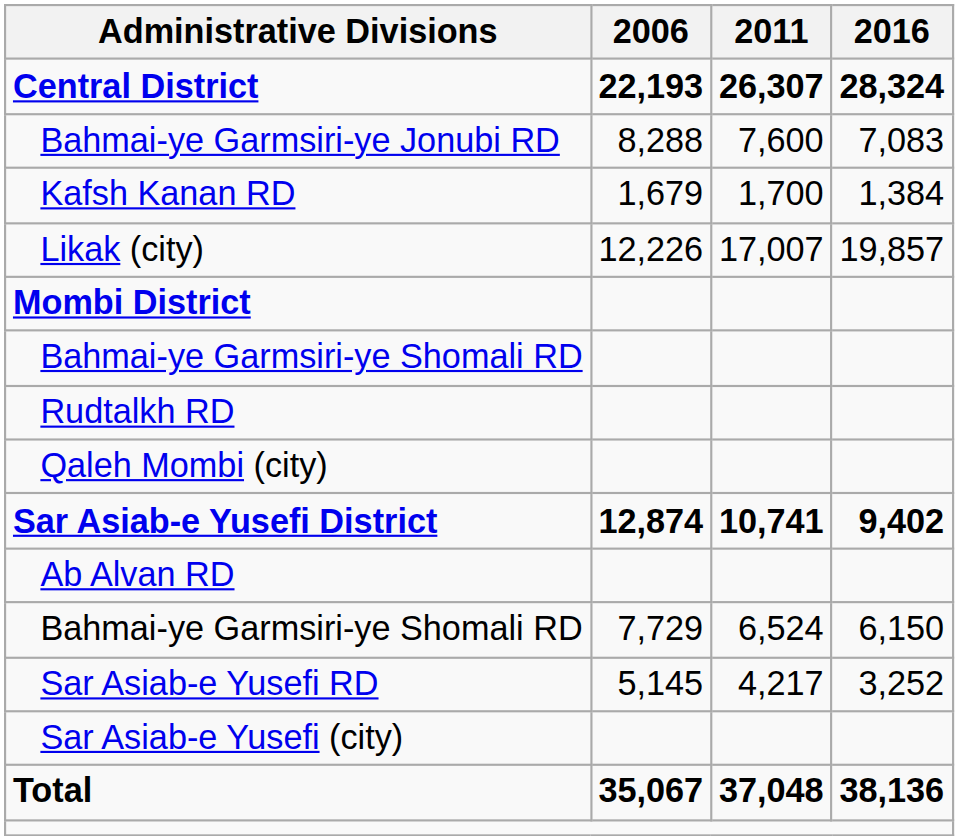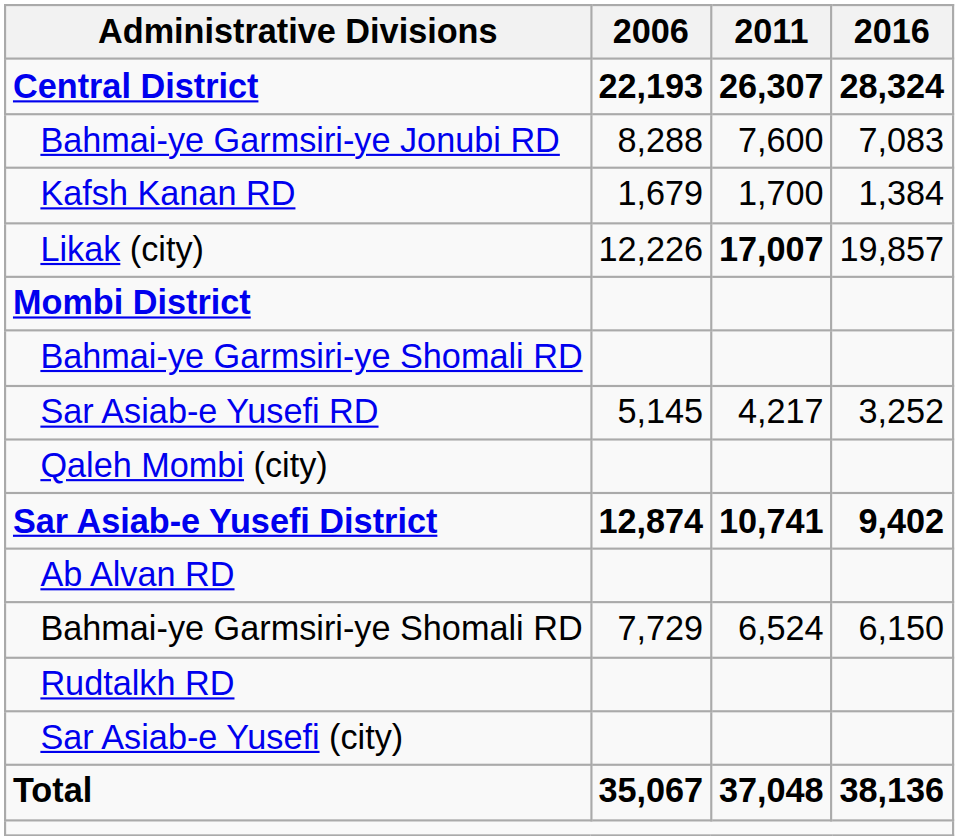(771, 248) normal -> (771, 248) bold
rows swapped: (137, 411) <-> (209, 683)
